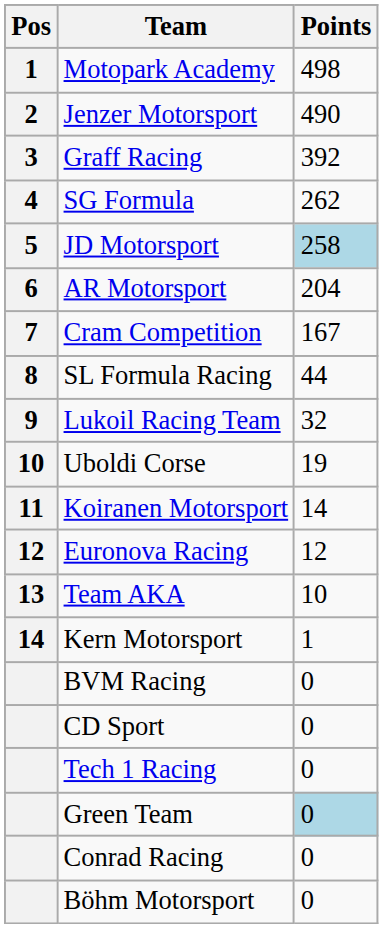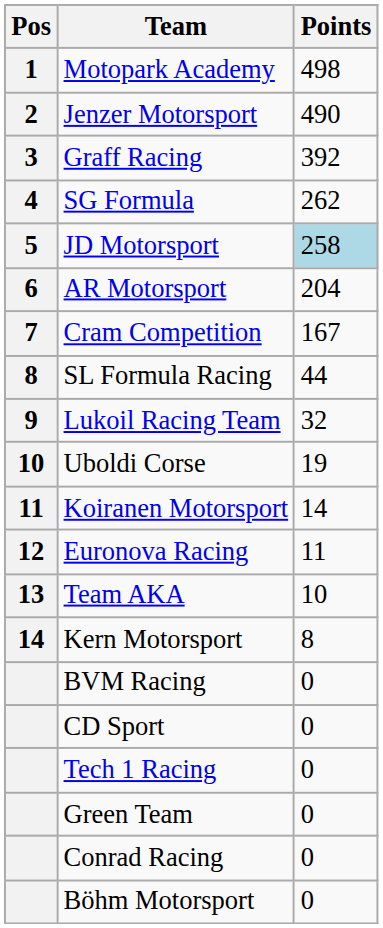(314, 551) 12 -> (313, 551) 11
(307, 638) 1 -> (307, 638) 8
(307, 813) lightblue background -> (307, 813) no background
